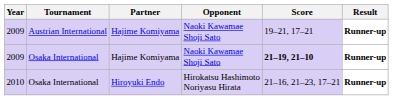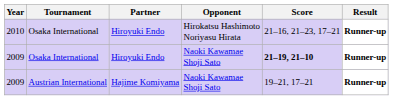rows swapped: (15, 32) <-> (15, 82)
(145, 57) Hajime Komiyama -> (138, 57) Hiroyuki Endo
